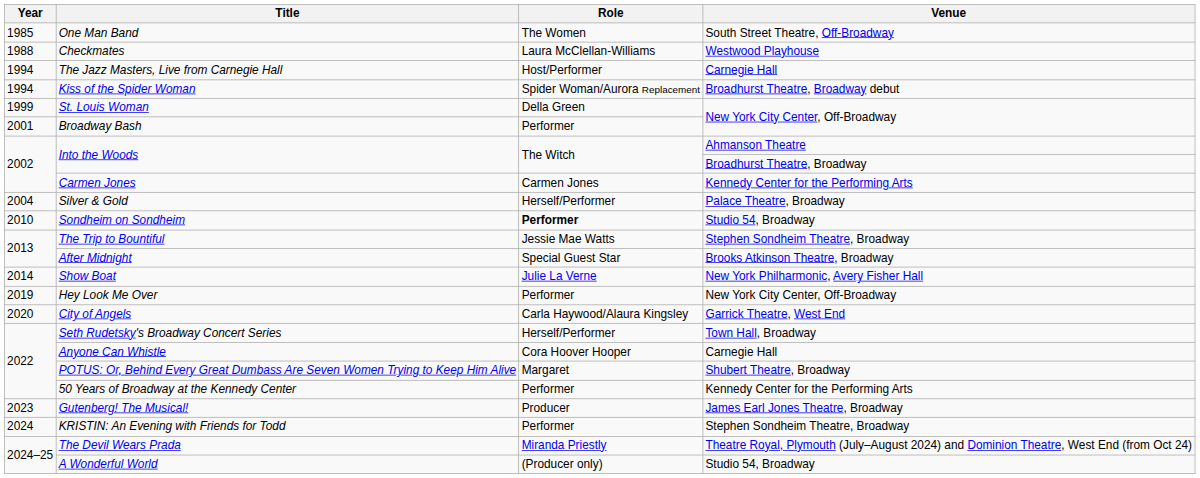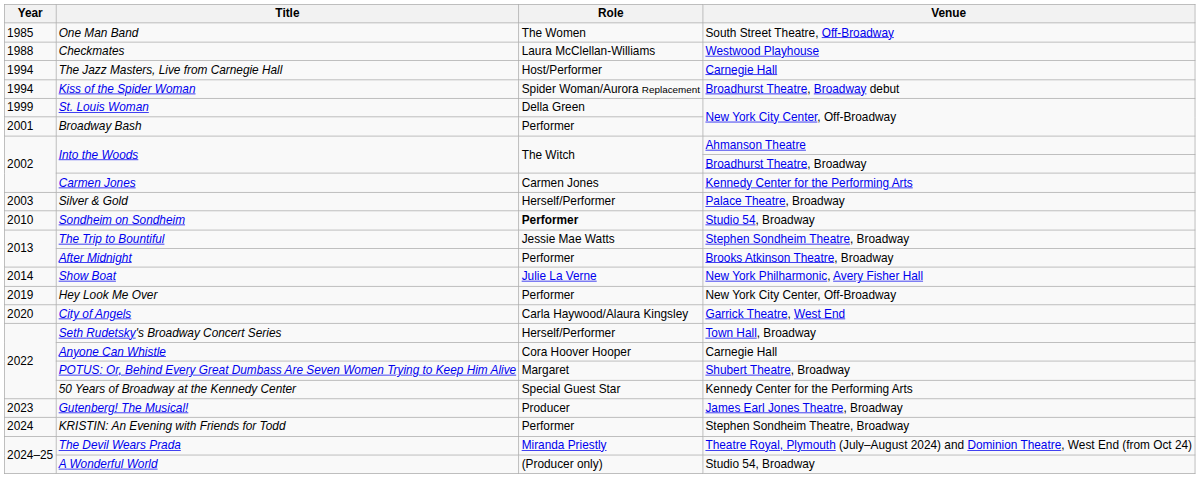(20, 201) 2004 -> (20, 201) 2003
(571, 257) Special Guest Star -> (548, 257) Performer
(548, 389) Performer -> (571, 389) Special Guest Star
